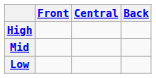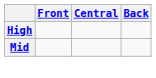- row: (20, 64)
